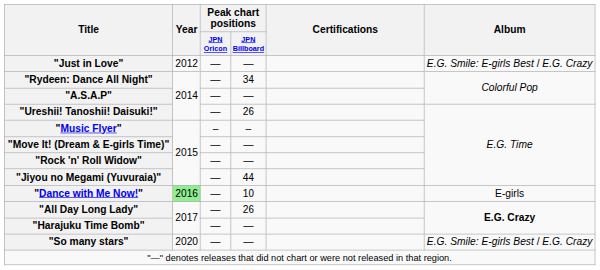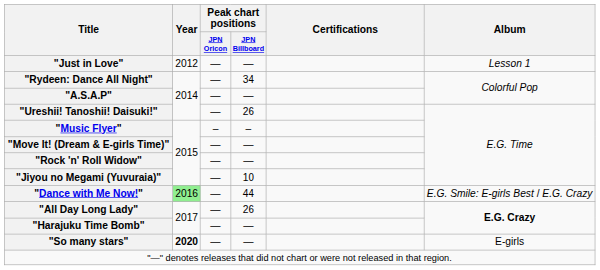(510, 63) E.G. Smile: E-girls Best / E.G. Crazy -> (510, 63) Lesson 1
(248, 177) 44 -> (248, 177) 10
(248, 193) 10 -> (248, 193) 44
(510, 193) E-girls -> (510, 193) E.G. Smile: E-girls Best / E.G. Crazy
(187, 242) normal -> (187, 242) bold
(510, 242) E.G. Smile: E-girls Best / E.G. Crazy -> (510, 242) E-girls
